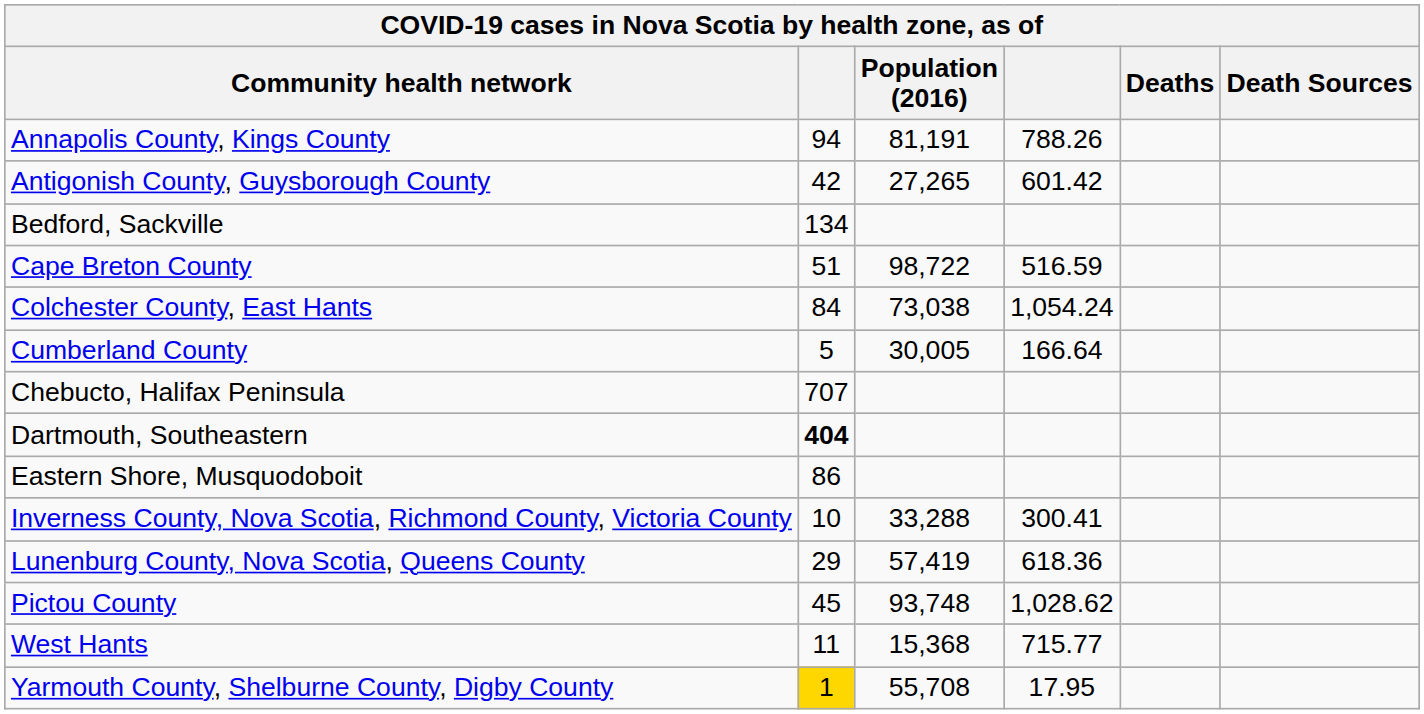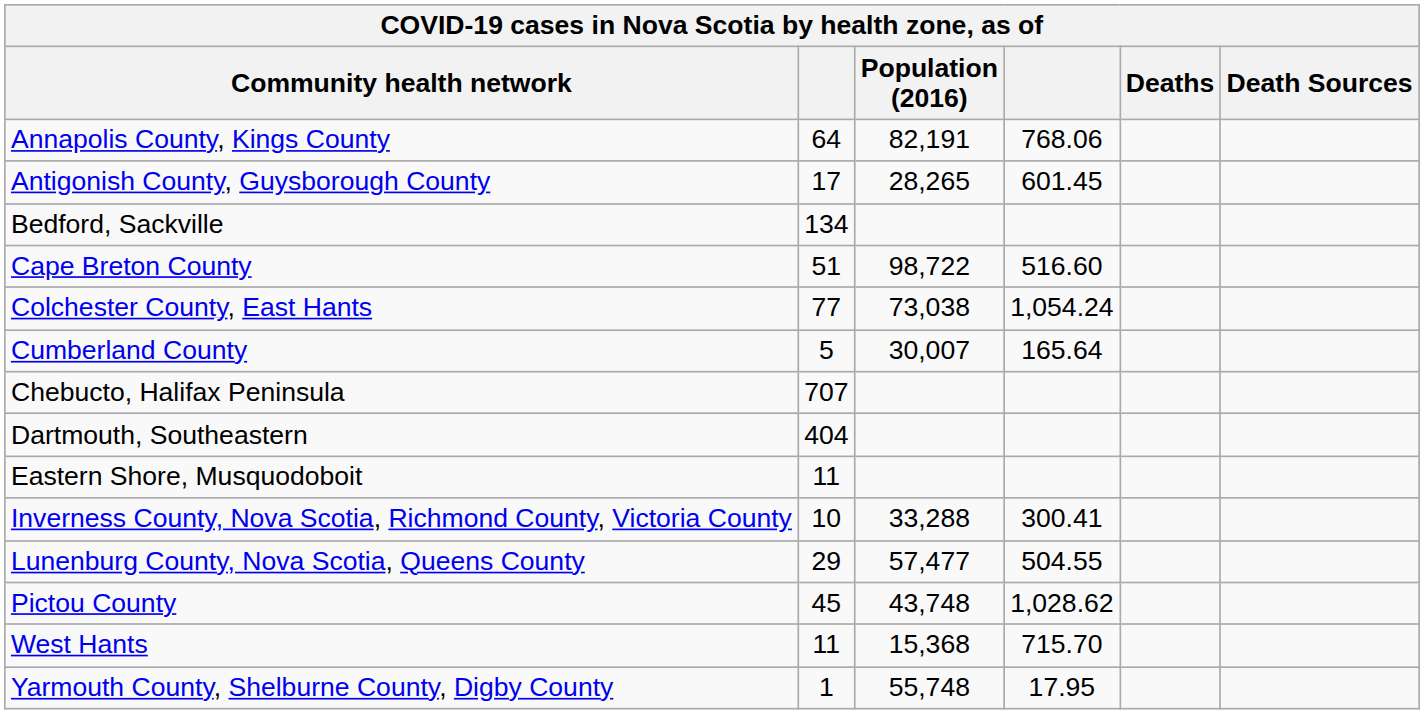(826, 139) 94 -> (826, 139) 64
(929, 139) 81,191 -> (929, 139) 82,191
(1062, 139) 788.26 -> (1062, 139) 768.06
(826, 181) 42 -> (826, 181) 17
(929, 181) 27,265 -> (929, 181) 28,265
(1062, 181) 601.42 -> (1062, 181) 601.45
(1062, 266) 516.59 -> (1062, 266) 516.60
(826, 308) 84 -> (826, 308) 77
(929, 350) 30,005 -> (929, 350) 30,007
(1062, 350) 166.64 -> (1062, 350) 165.64
(826, 434) bold -> (826, 434) normal
(826, 476) 86 -> (826, 476) 11
(929, 560) 57,419 -> (929, 560) 57,477
(1062, 560) 618.36 -> (1062, 560) 504.55
(929, 603) 93,748 -> (929, 603) 43,748
(1062, 645) 715.77 -> (1062, 645) 715.70
(826, 687) gold background -> (826, 687) no background
(929, 687) 55,708 -> (929, 687) 55,748
